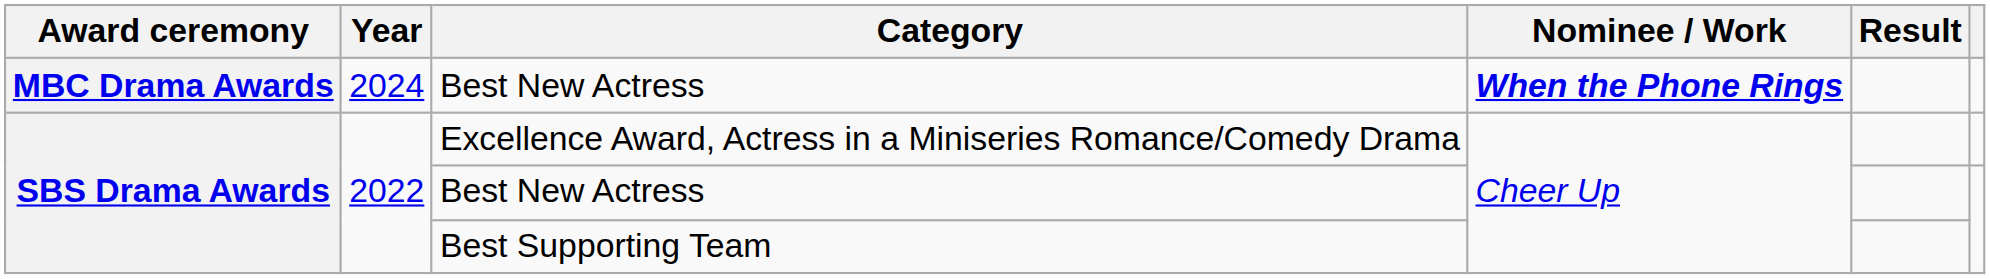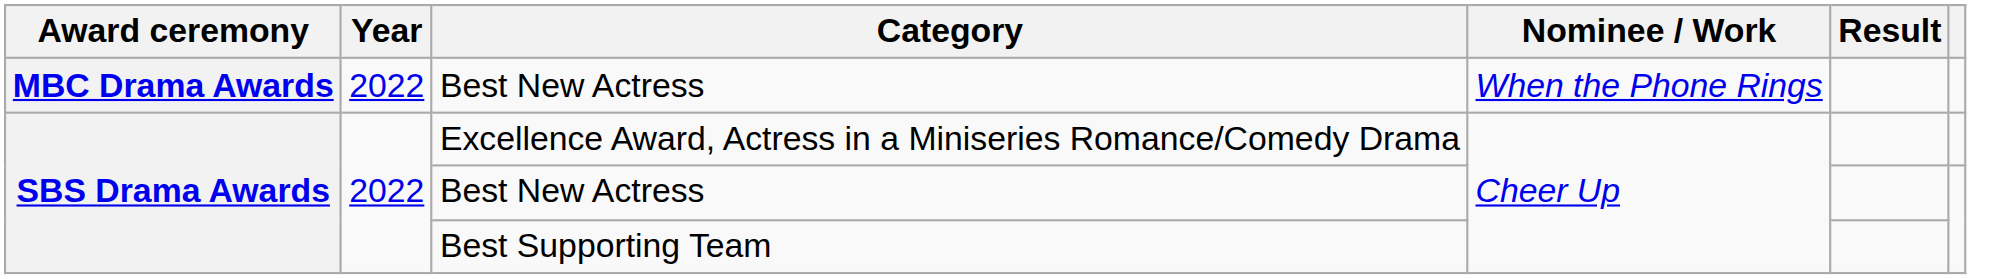(387, 84) 2024 -> (387, 84) 2022
(1659, 84) bold -> (1649, 84) normal
